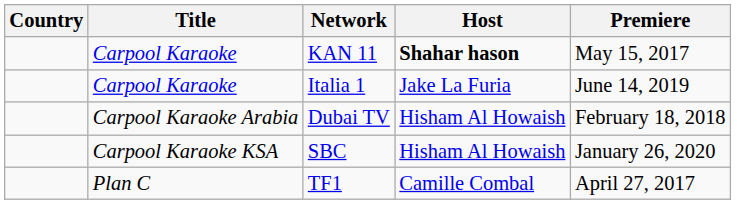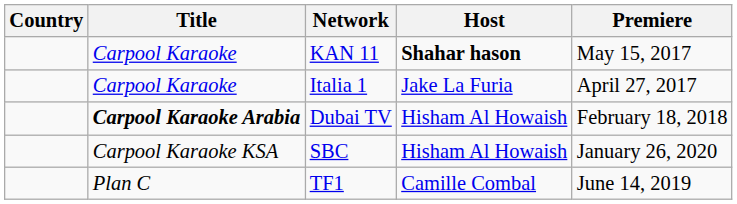(632, 85) June 14, 2019 -> (637, 85) April 27, 2017
(196, 118) normal -> (196, 118) bold
(635, 183) April 27, 2017 -> (634, 183) June 14, 2019
